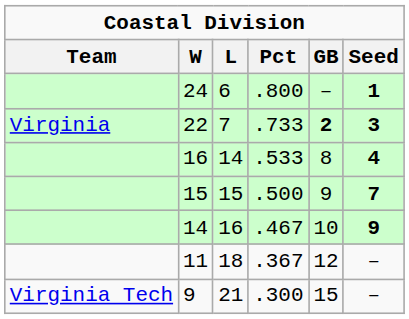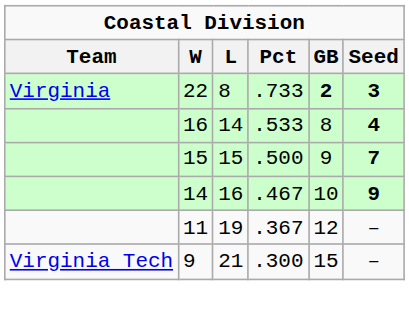- row: (196, 91)
(224, 125) 7 -> (224, 91) 8
(231, 262) 18 -> (231, 227) 19
